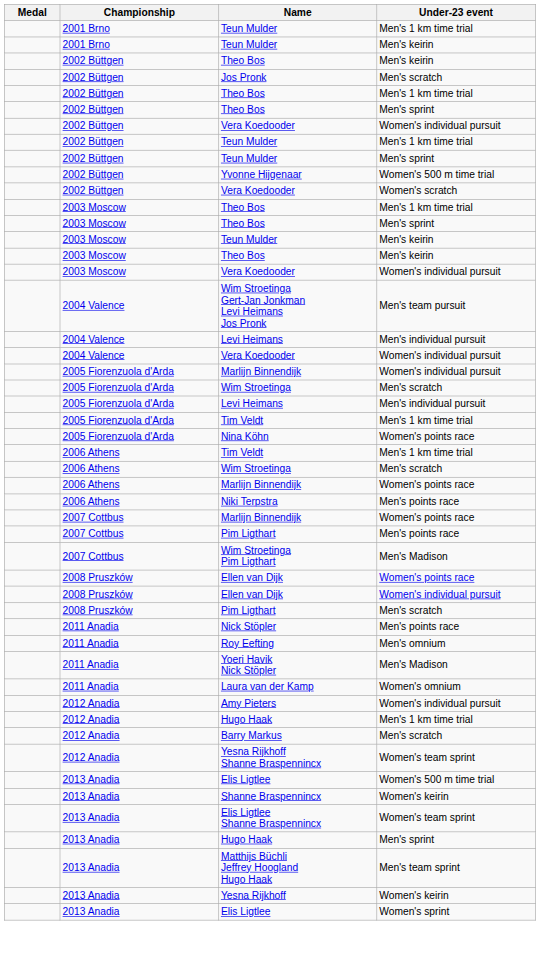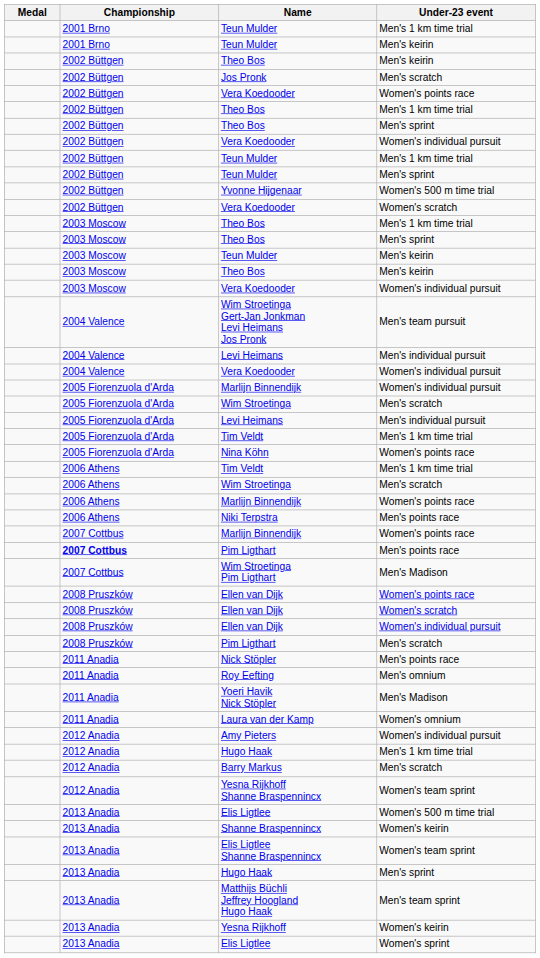+ row: (258, 93)
(93, 534) normal -> (95, 550) bold
+ row: (252, 610)
